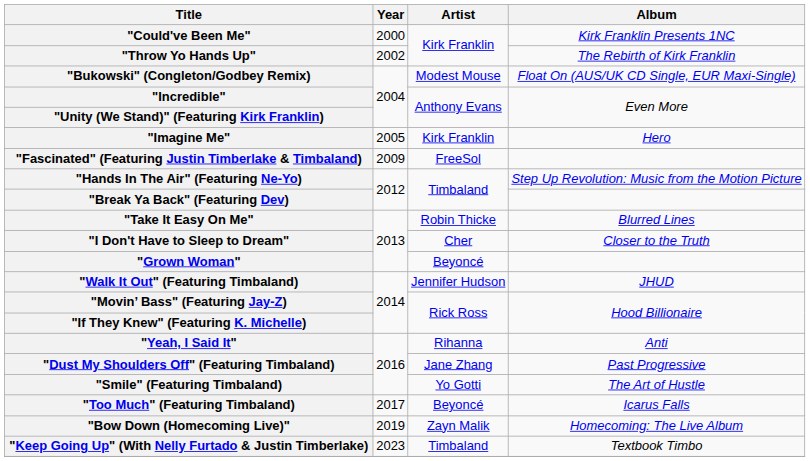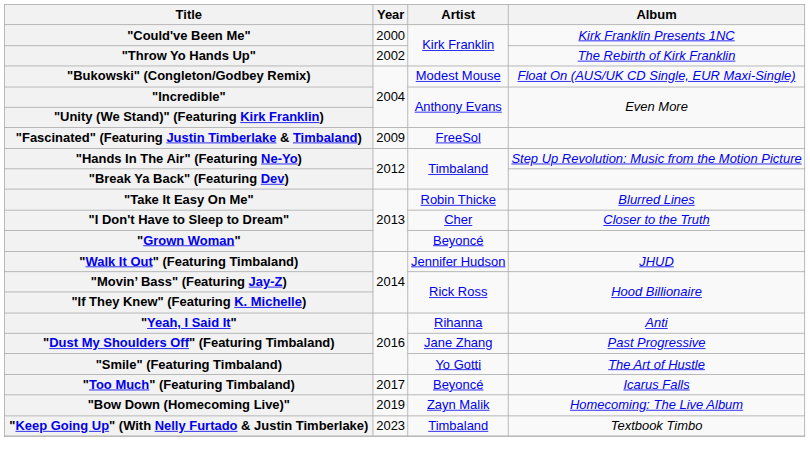- row: (189, 138)
